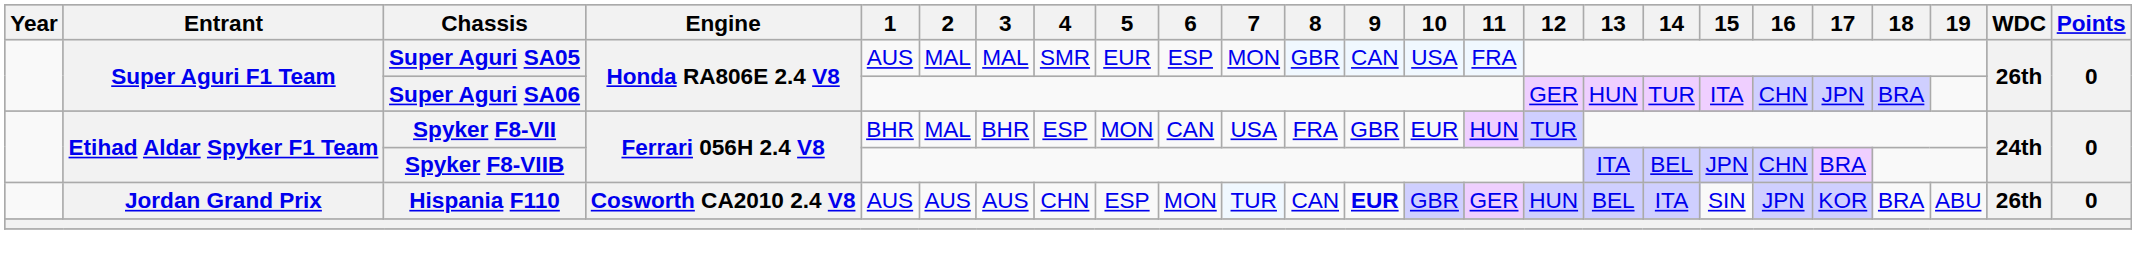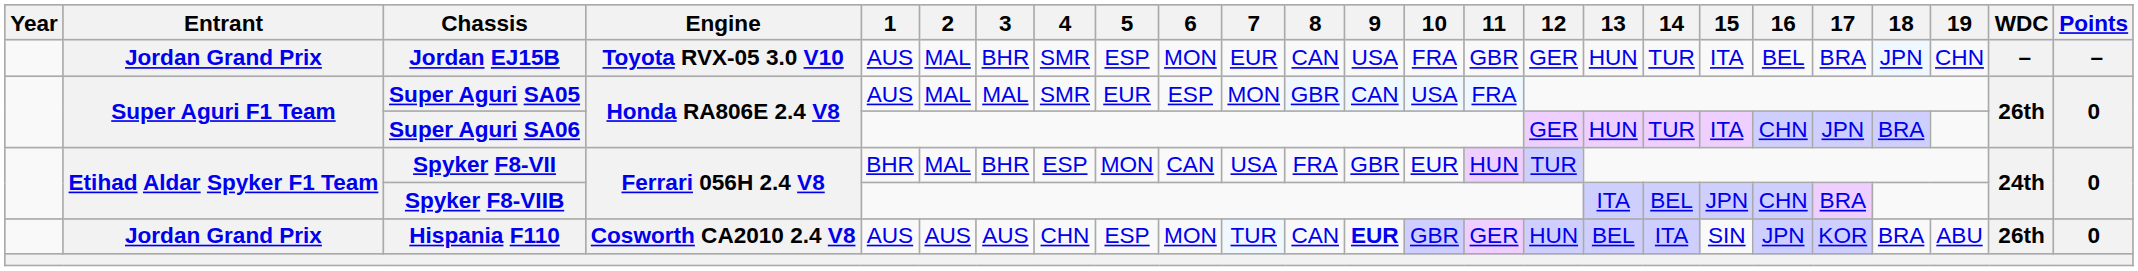+ row: (485, 58)
